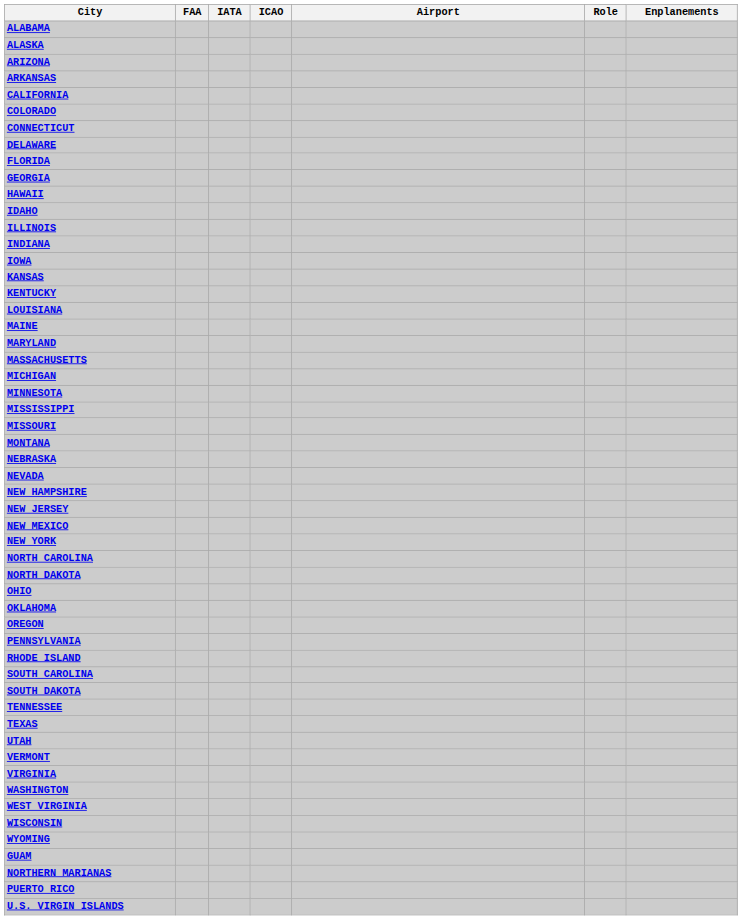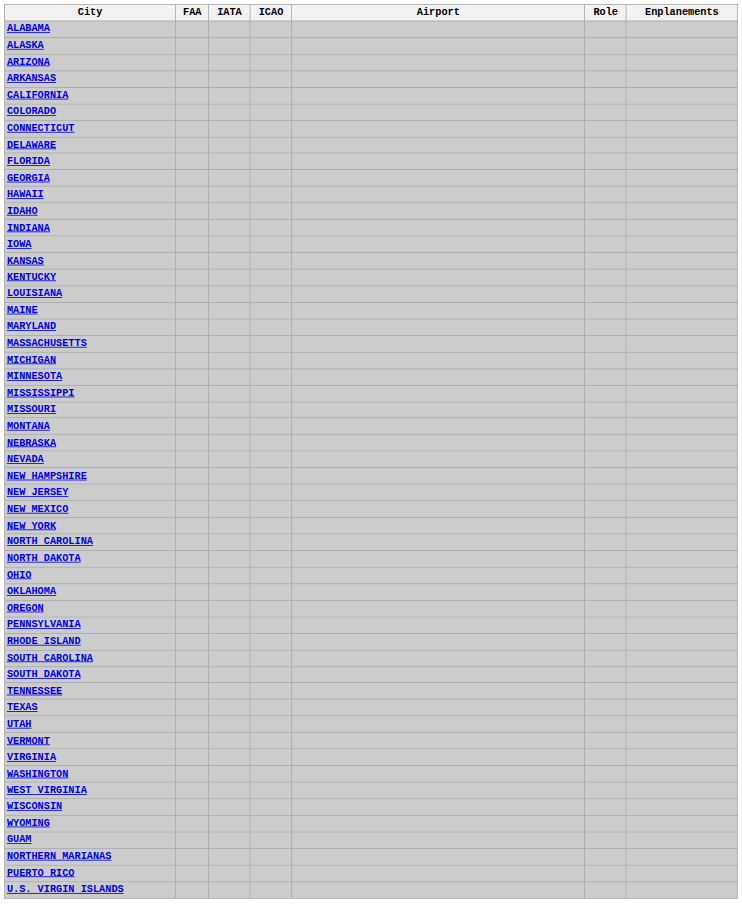- row: (31, 228)
